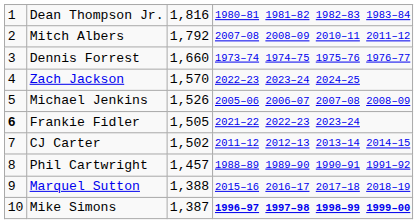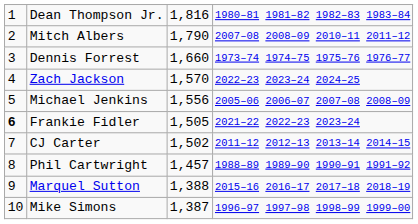(190, 37) 1,792 -> (190, 37) 1,790
(190, 101) 1,526 -> (190, 101) 1,556
(313, 208) bold -> (313, 208) normal
